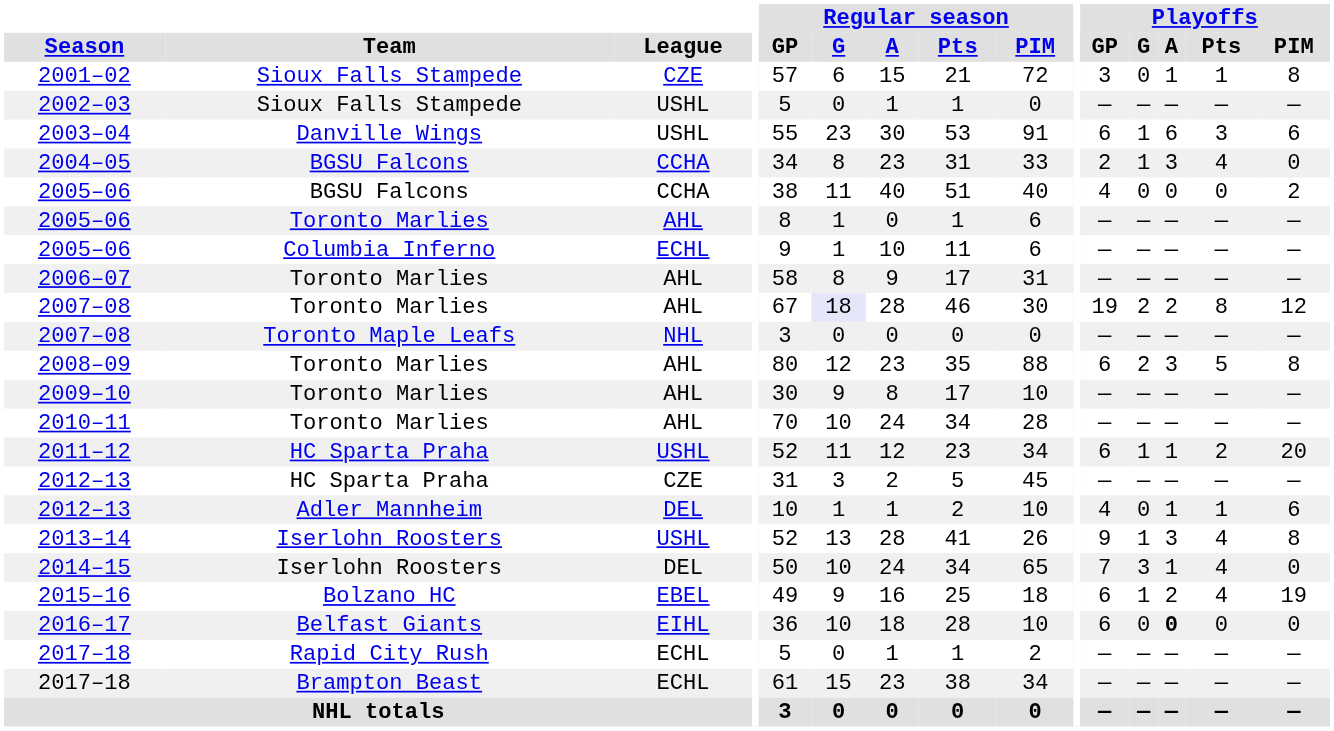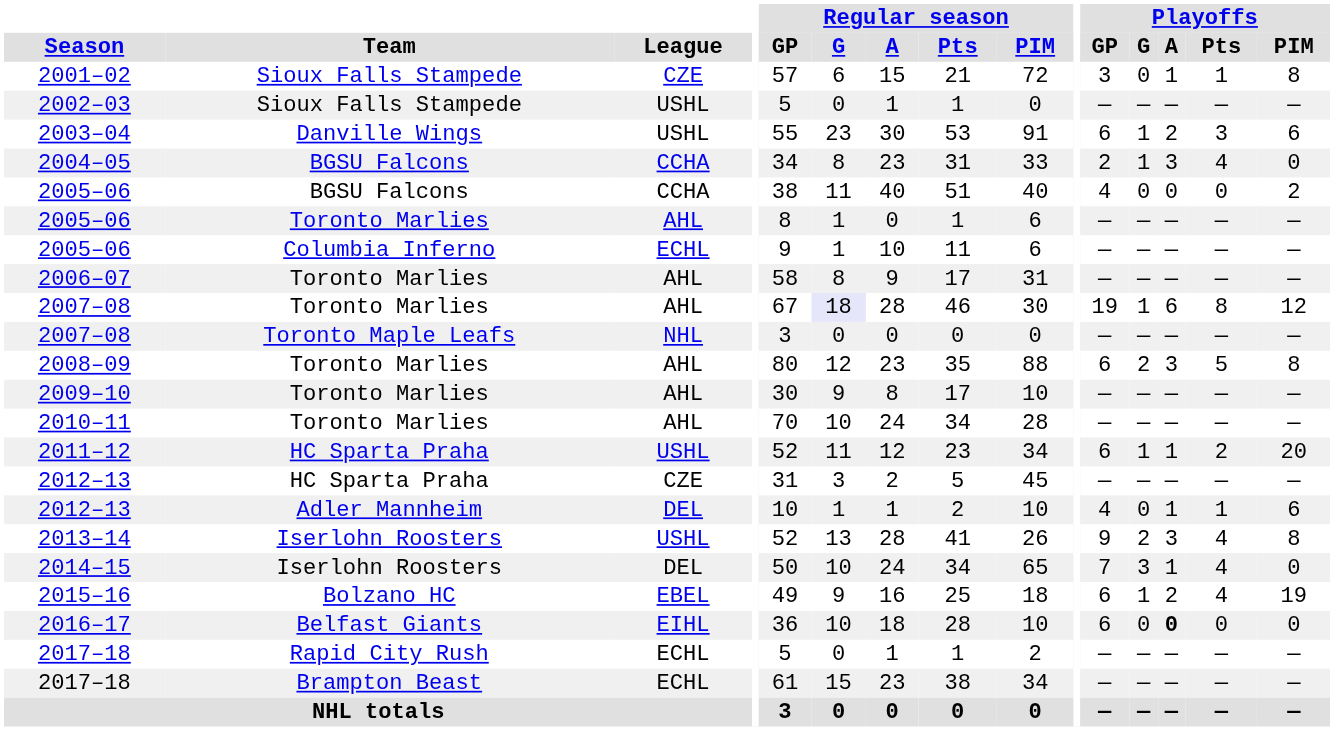(1171, 134) 6 -> (1171, 134) 2
(1144, 307) 2 -> (1144, 307) 1
(1171, 307) 2 -> (1171, 307) 6
(1144, 539) 1 -> (1144, 539) 2
